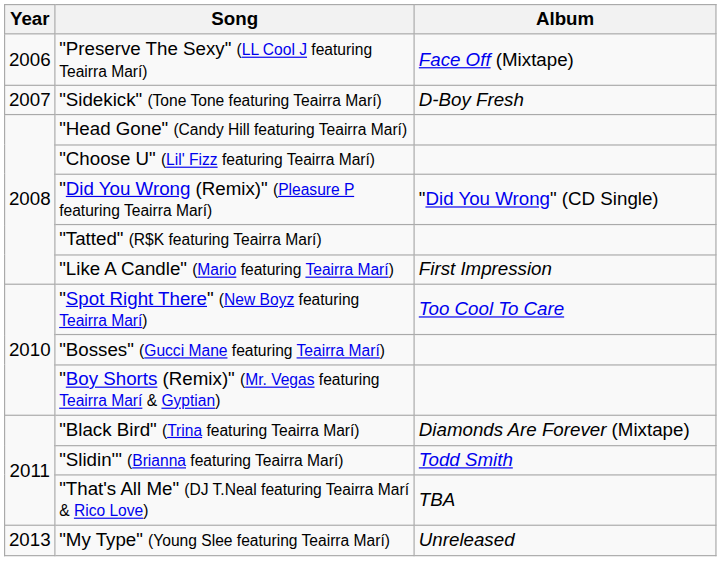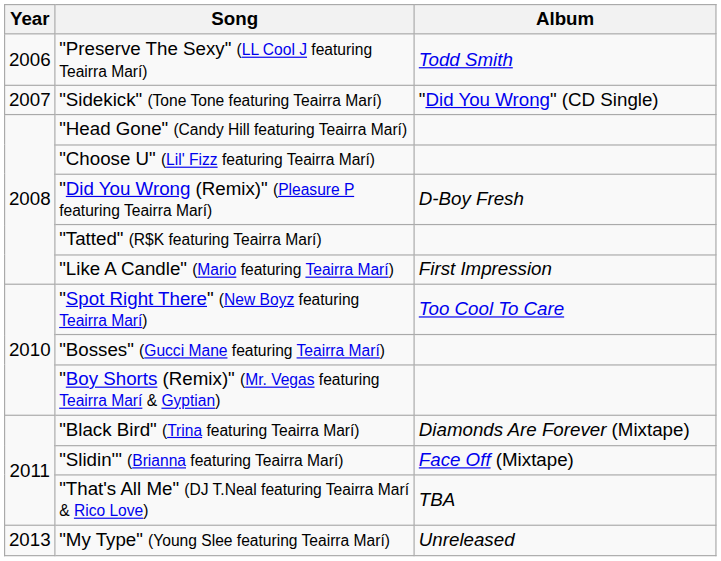(496, 59) Face Off (Mixtape) -> (466, 59) Todd Smith
(471, 99) D-Boy Fresh -> (539, 99) "Did You Wrong" (CD Single)
(539, 199) "Did You Wrong" (CD Single) -> (471, 199) D-Boy Fresh
(466, 459) Todd Smith -> (496, 459) Face Off (Mixtape)
